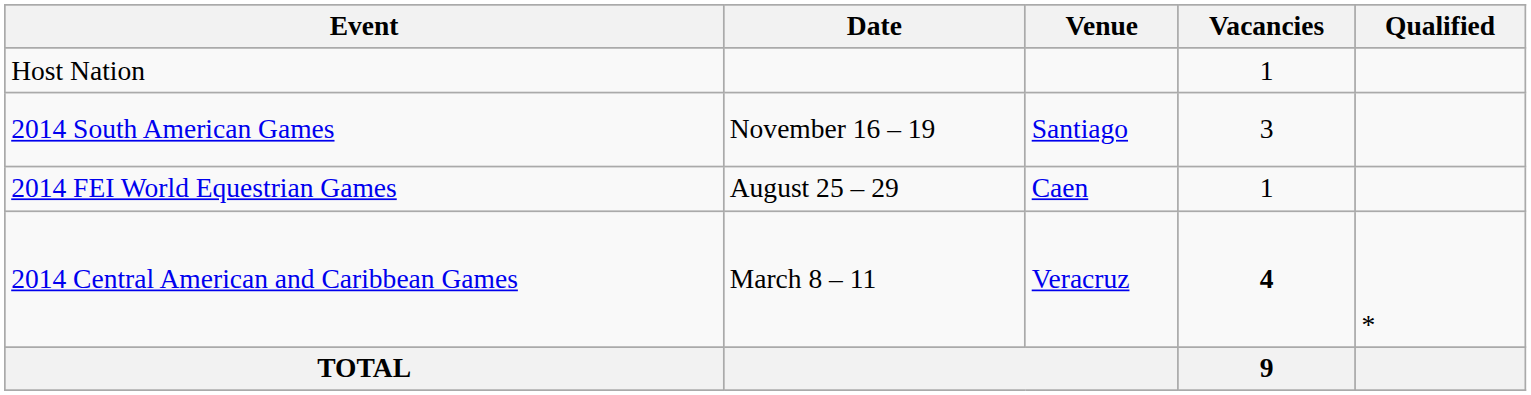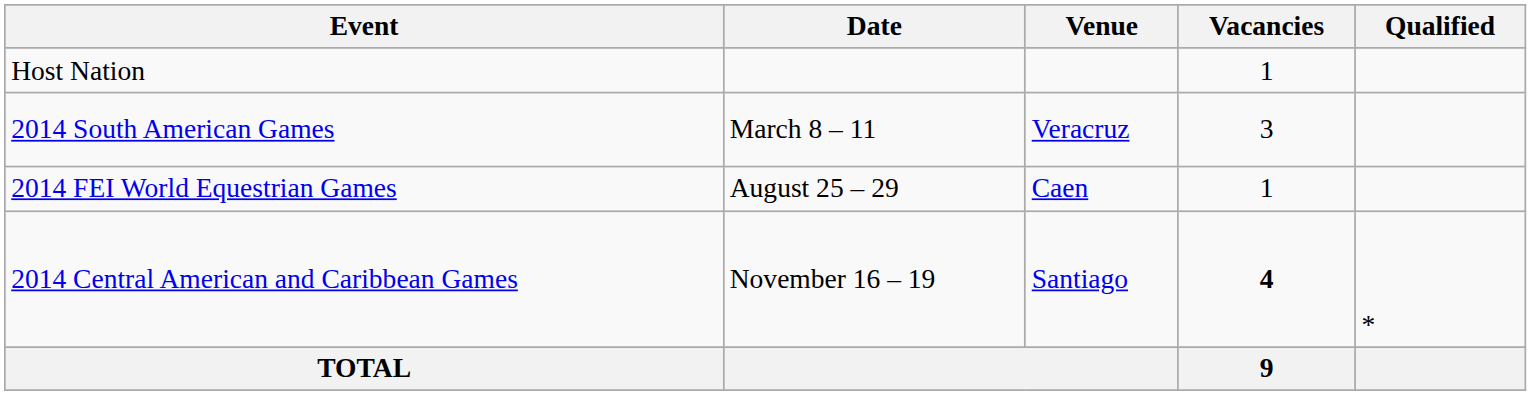(833, 129) November 16 – 19 -> (803, 129) March 8 – 11
(1080, 129) Santiago -> (1081, 129) Veracruz
(803, 278) March 8 – 11 -> (833, 278) November 16 – 19
(1081, 278) Veracruz -> (1080, 278) Santiago
